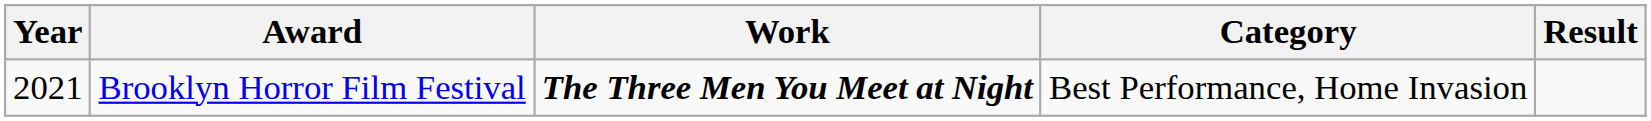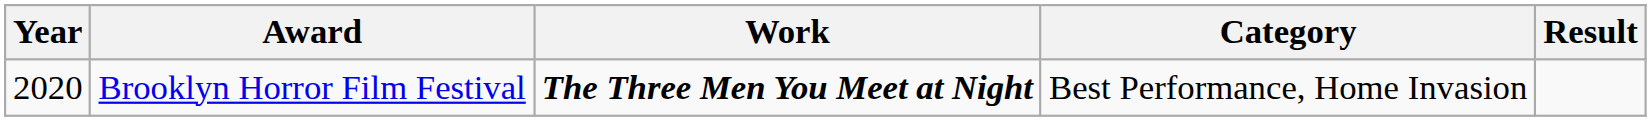(48, 87) 2021 -> (48, 87) 2020
